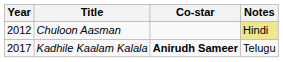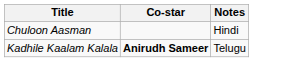- column: (19, 13)
(256, 30) khaki background -> (226, 30) no background
